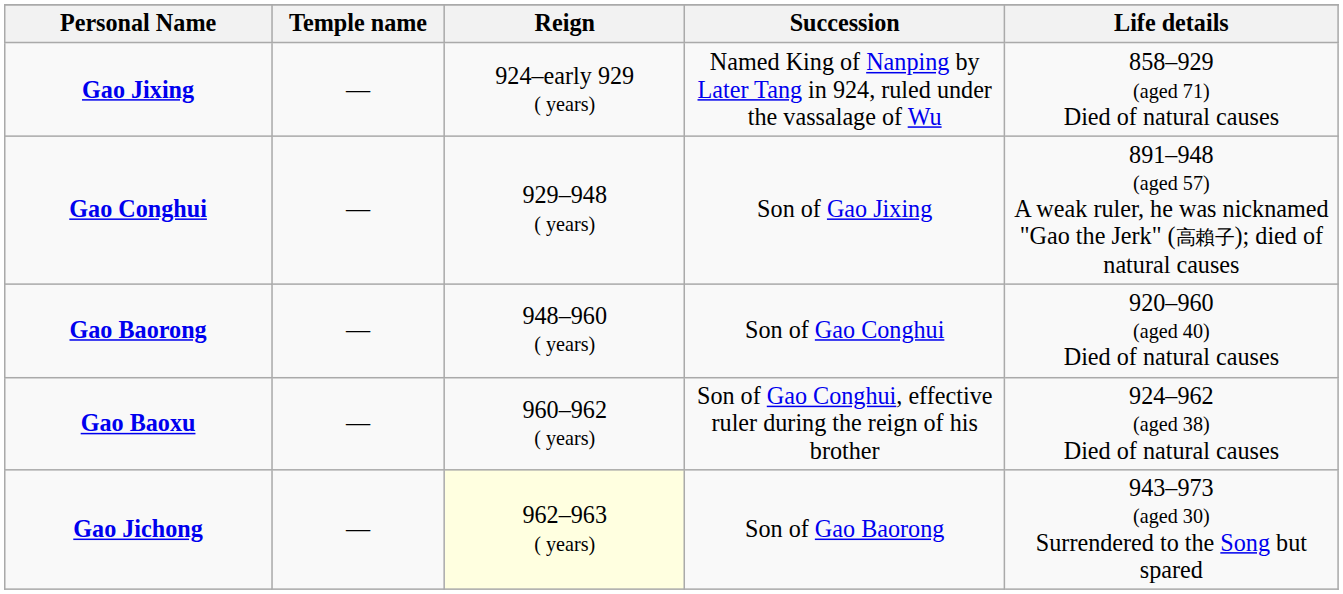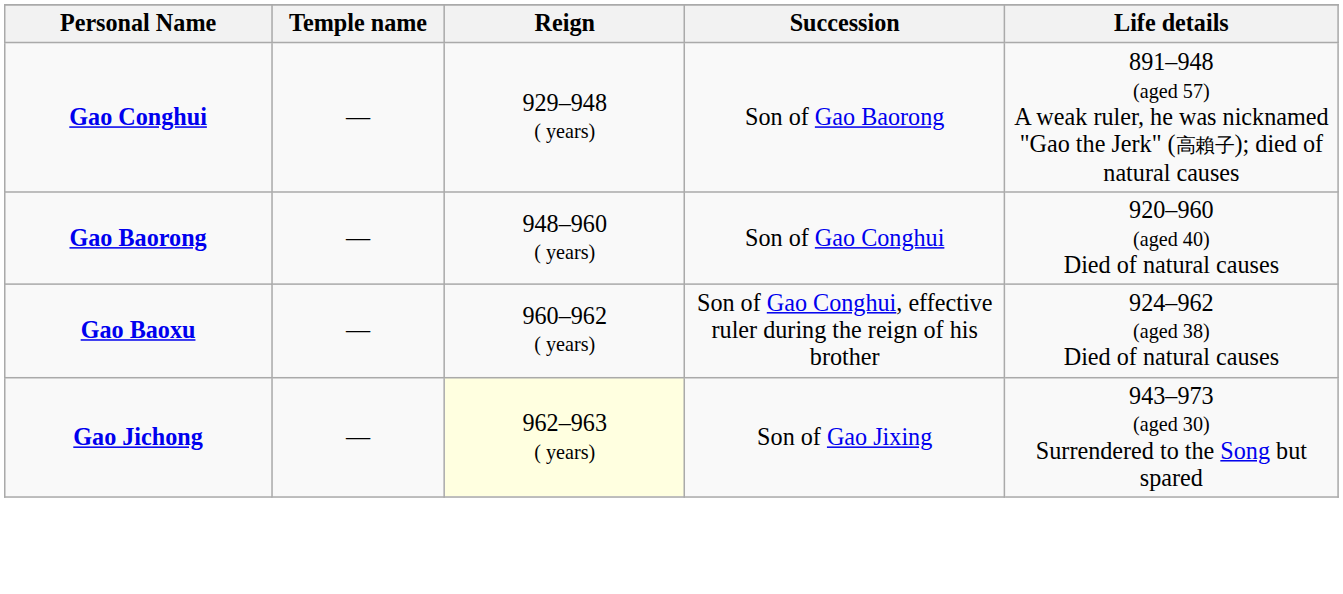- row: (138, 89)
(845, 209) Son of Gao Jixing -> (845, 117) Son of Gao Baorong
(845, 529) Son of Gao Baorong -> (845, 436) Son of Gao Jixing
